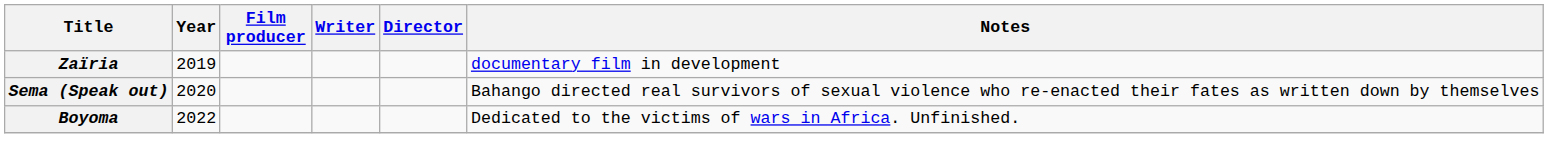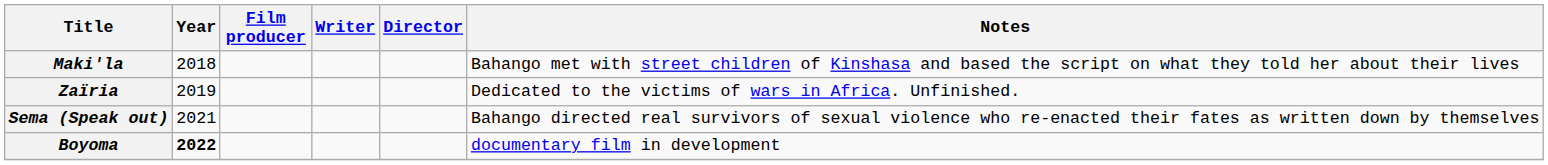+ row: (88, 65)
(626, 65) documentary film in development -> (746, 92) Dedicated to the victims of wars in Africa. Unfinished.
(196, 92) 2020 -> (196, 119) 2021
(196, 119) normal -> (196, 146) bold
(746, 119) Dedicated to the victims of wars in Africa. Unfinished. -> (626, 146) documentary film in development
